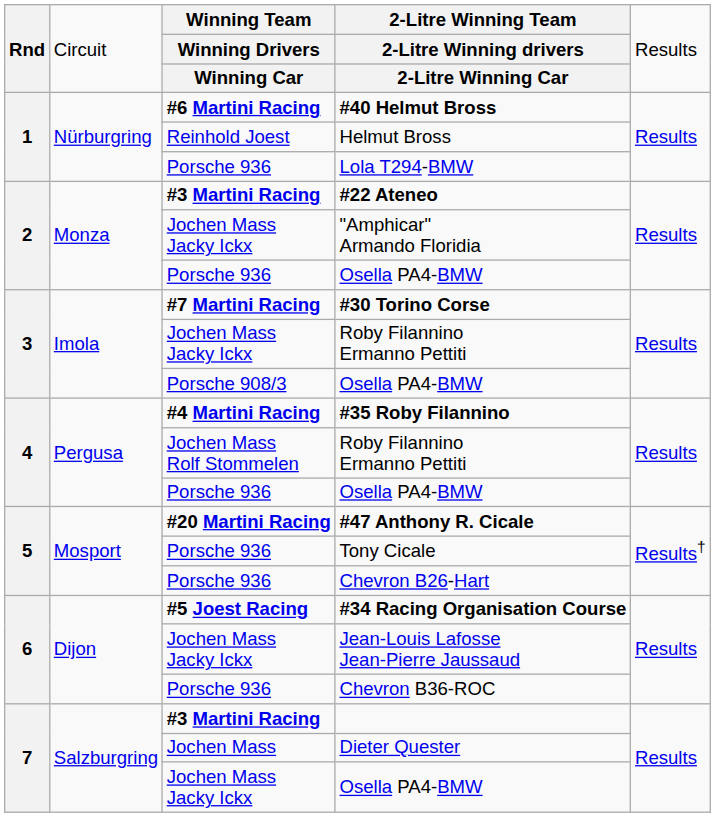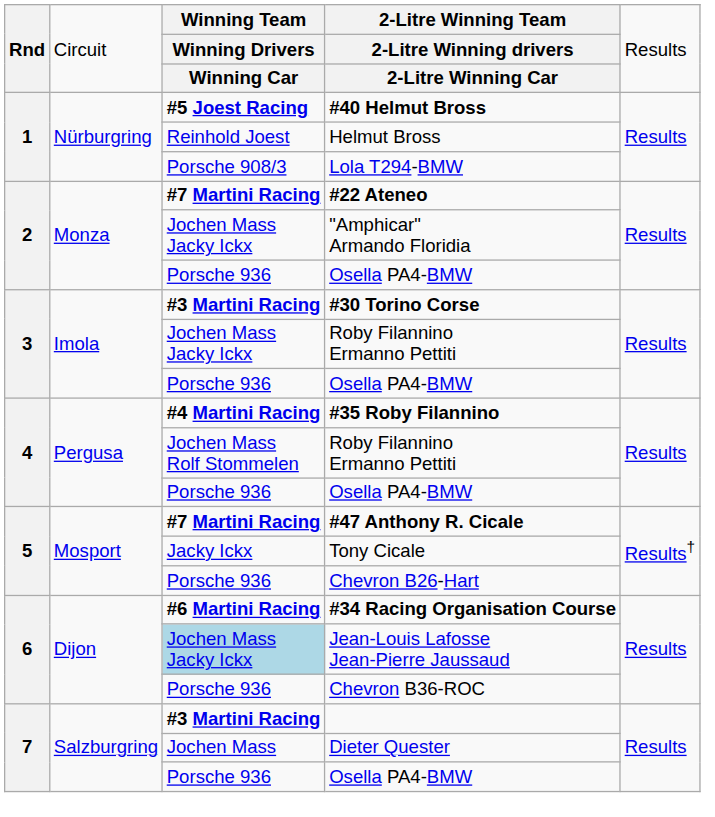(244, 108) #6 Martini Racing -> (237, 108) #5 Joest Racing
(219, 166) Porsche 936 -> (227, 166) Porsche 908/3
(244, 196) #3 Martini Racing -> (244, 196) #7 Martini Racing
(244, 304) #7 Martini Racing -> (244, 304) #3 Martini Racing
(227, 384) Porsche 908/3 -> (219, 384) Porsche 936
(249, 522) #20 Martini Racing -> (244, 522) #7 Martini Racing
(219, 551) Porsche 936 -> (210, 551) Jacky Ickx
(237, 610) #5 Joest Racing -> (244, 610) #6 Martini Racing
(221, 650) no background -> (221, 650) lightblue background
(221, 788) Jochen Mass Jacky Ickx -> (219, 777) Porsche 936
